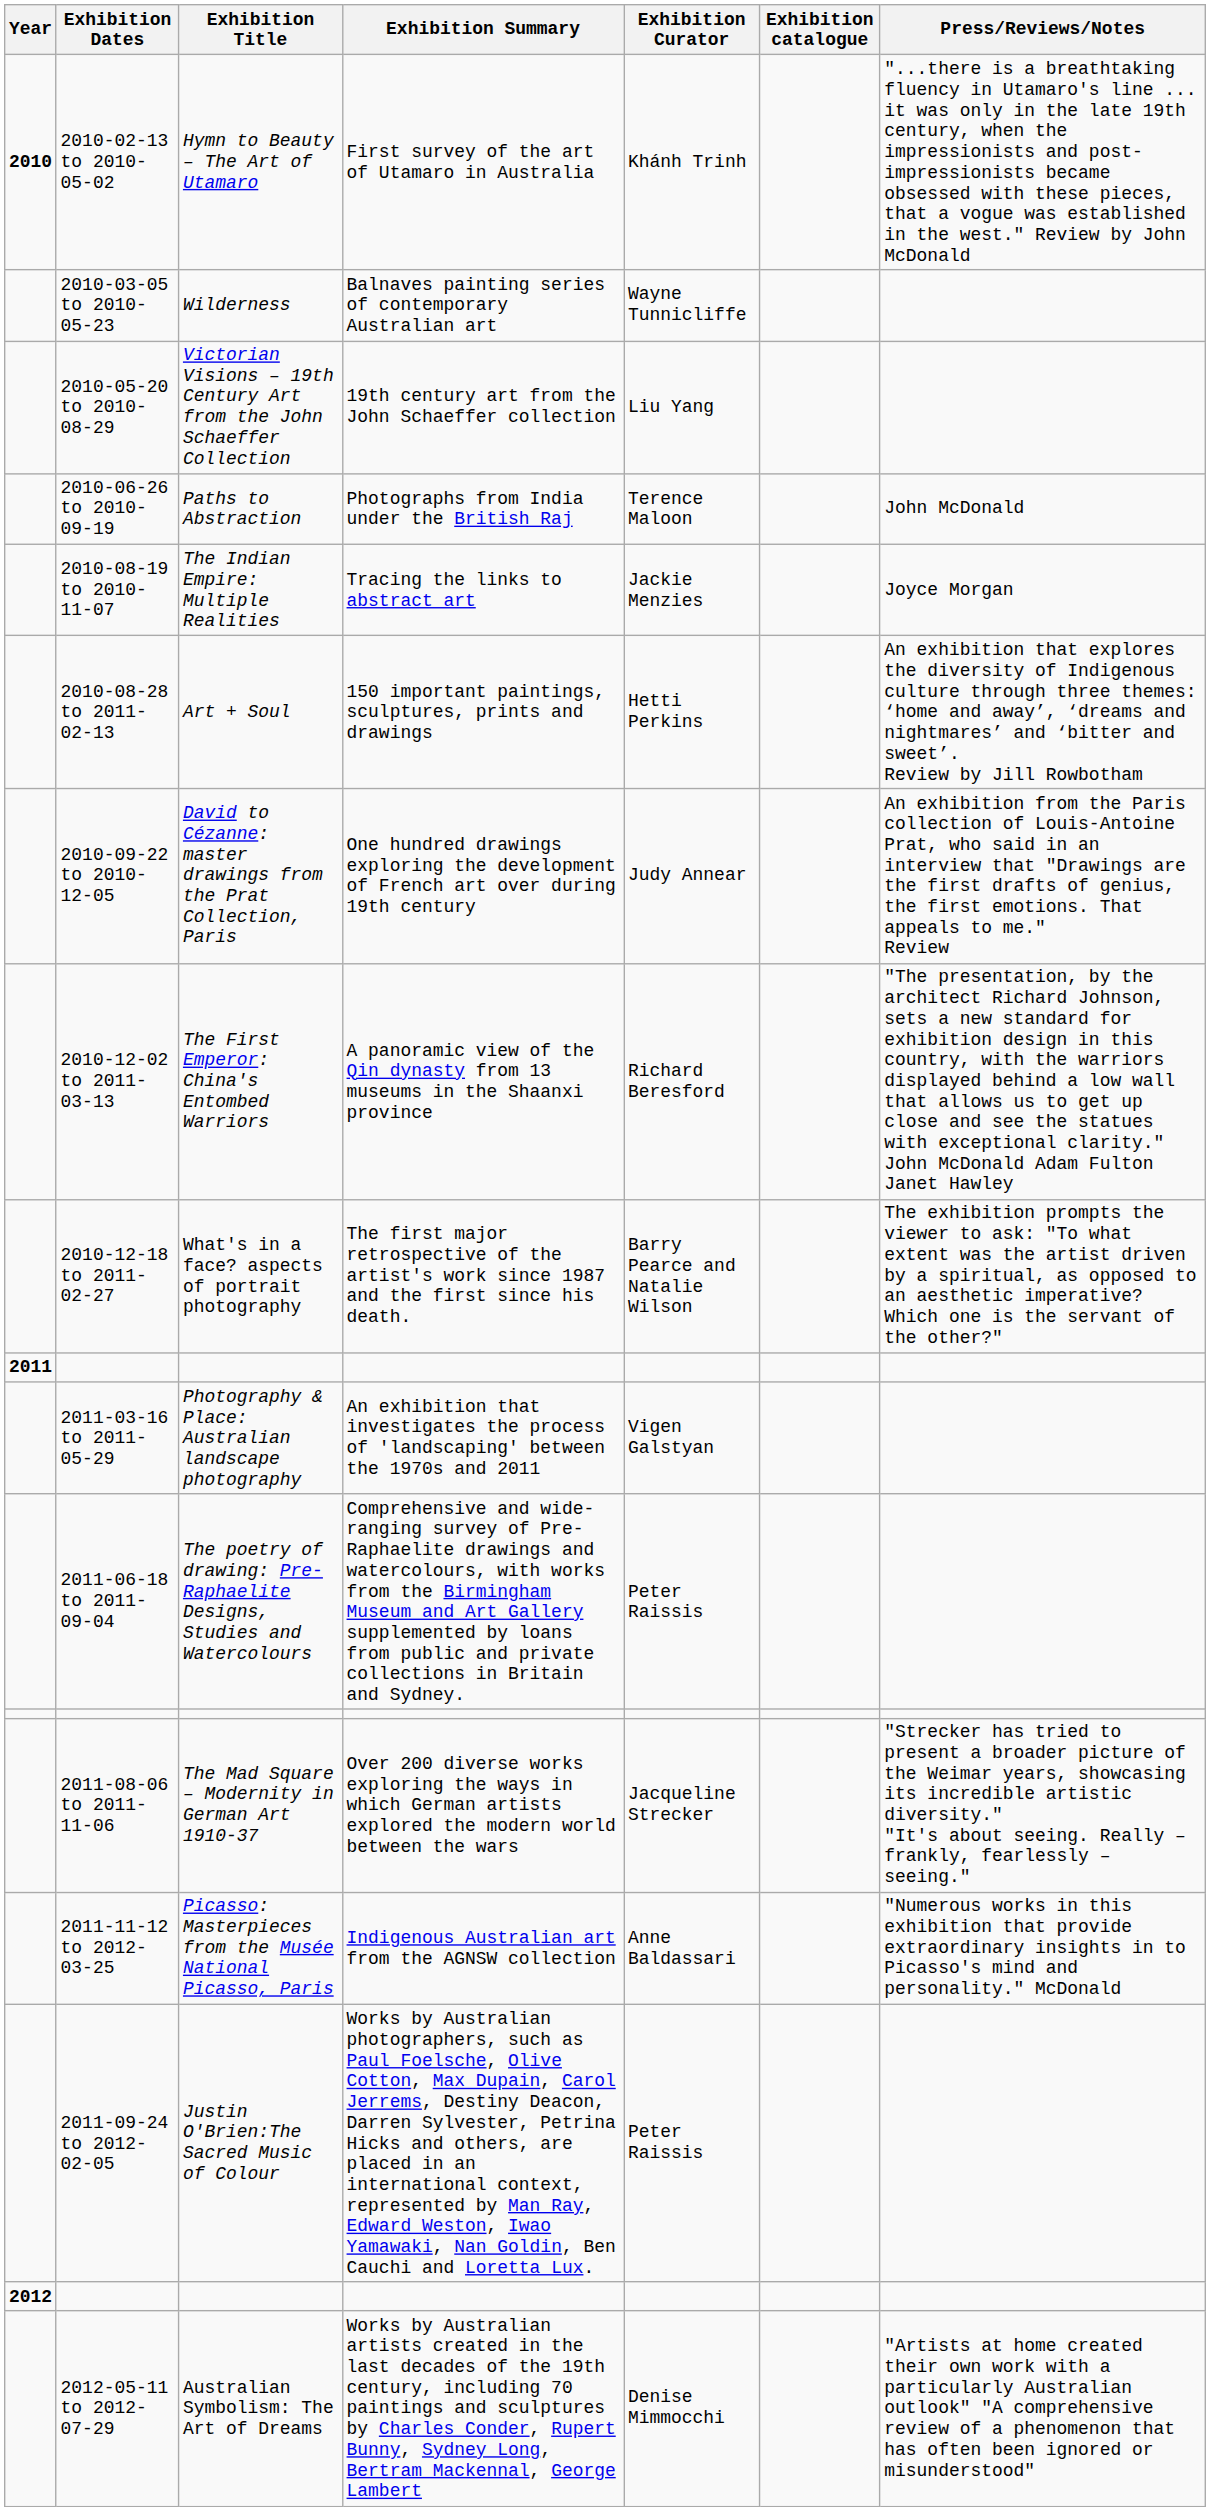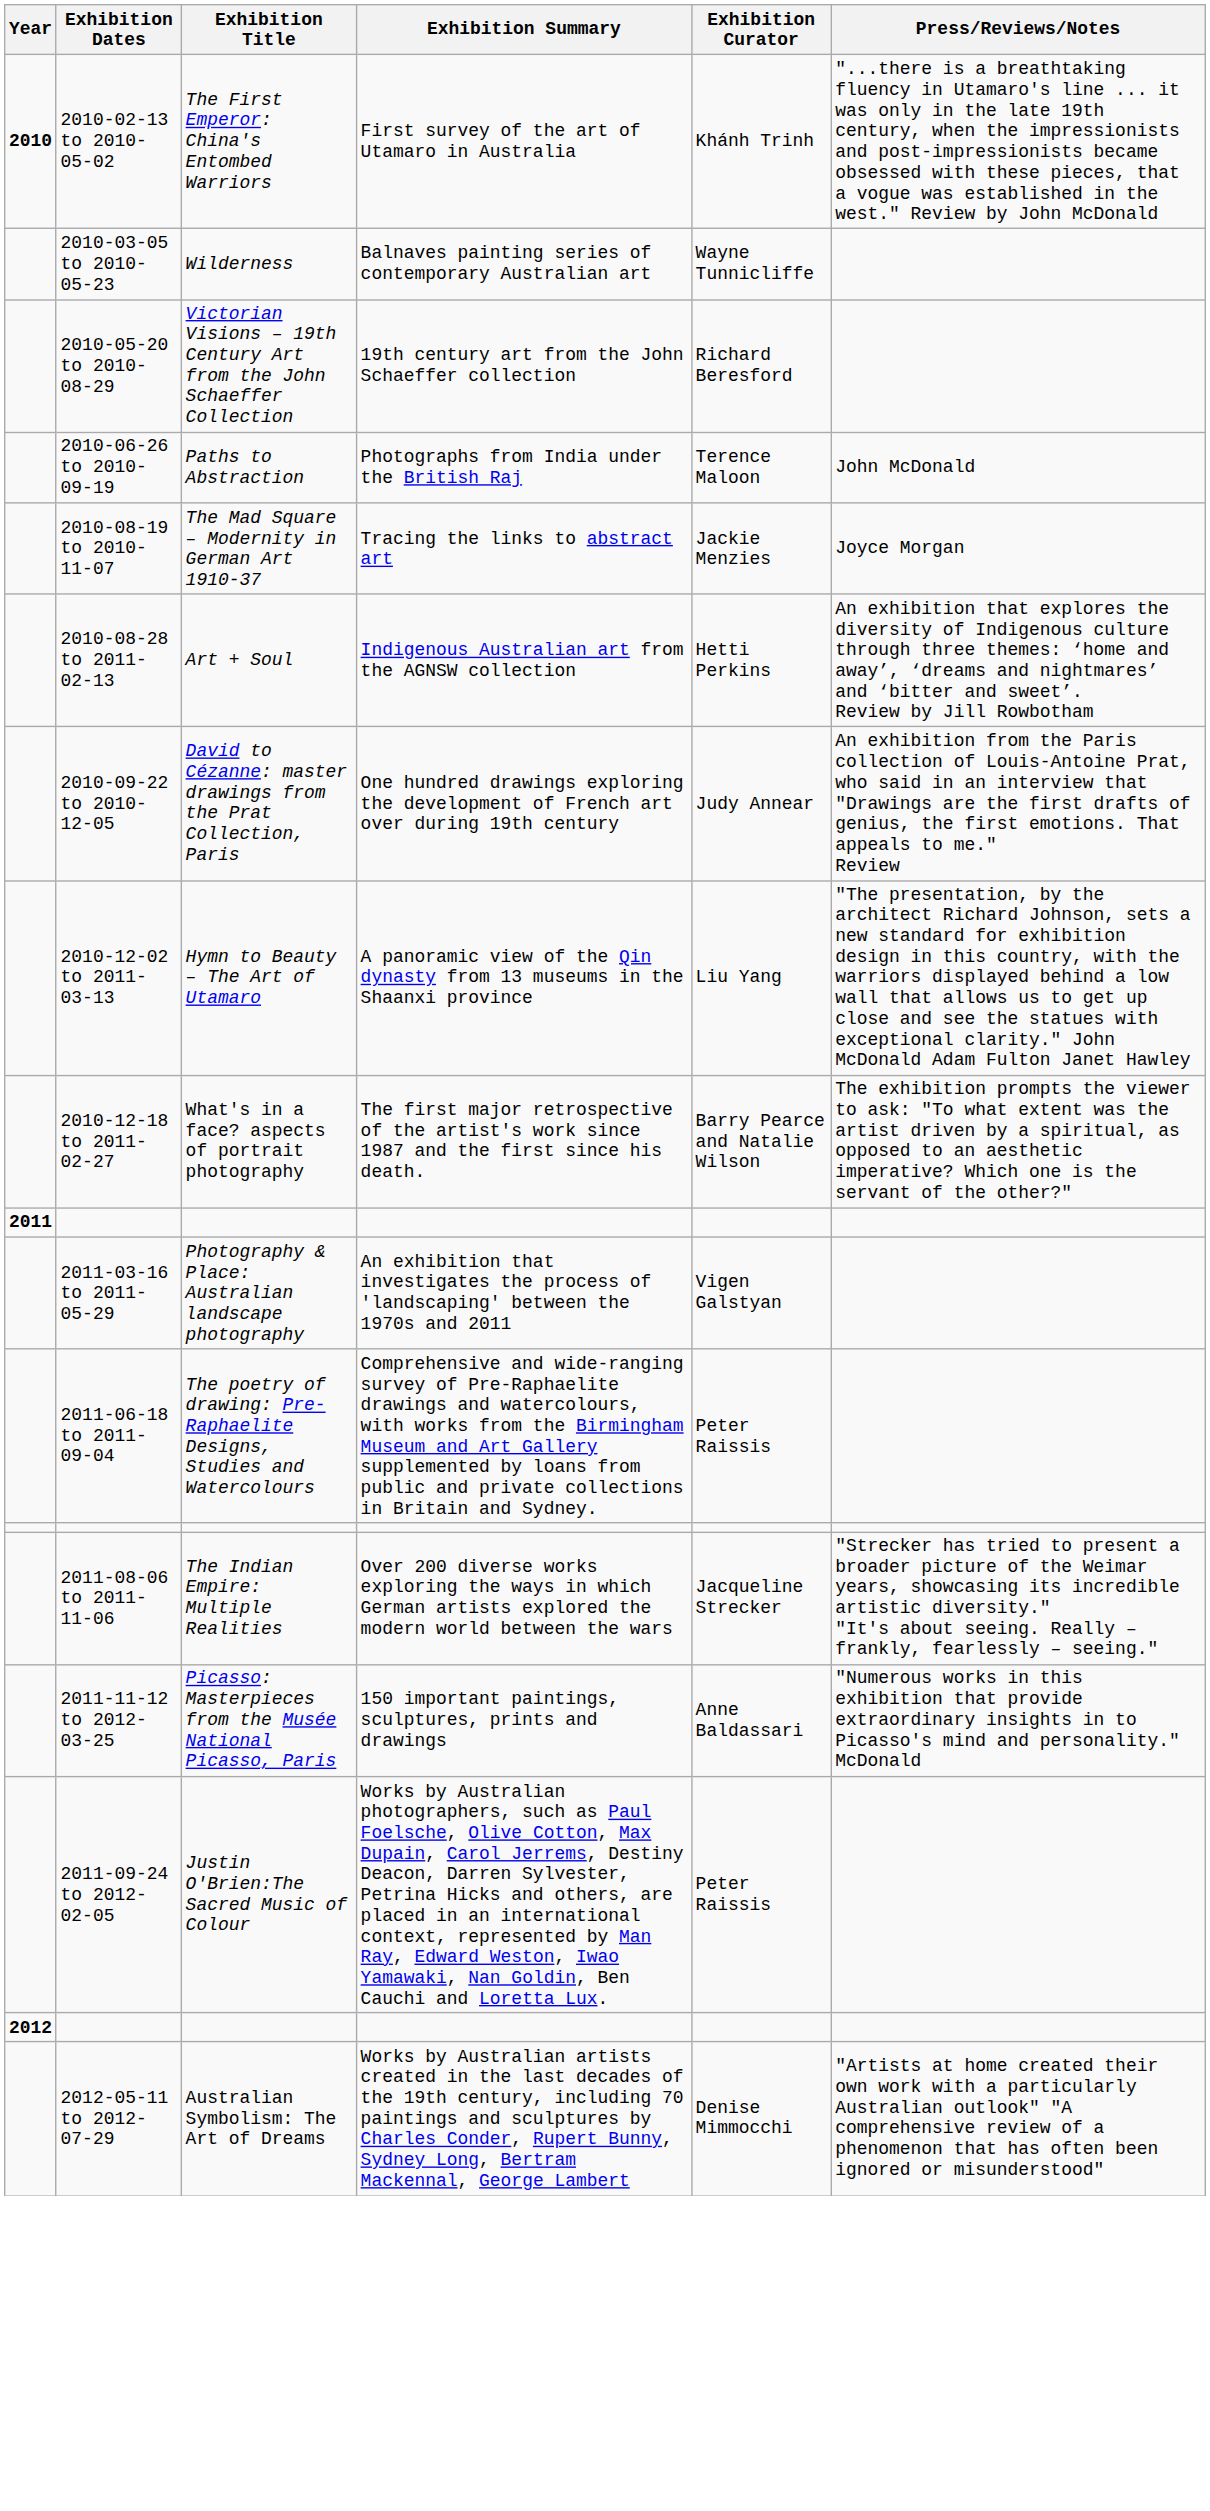- column: (820, 30)
(258, 162) Hymn to Beauty – The Art of Utamaro -> (234, 142) The First Emperor: China's Entombed Warriors
(671, 407) Liu Yang -> (744, 366) Richard Beresford
(237, 590) The Indian Empire: Multiple Realities -> (261, 548) The Mad Square – Modernity in German Art 1910-37
(476, 712) 150 important paintings, sculptures, prints and drawings -> (522, 660) Indigenous Australian art from the AGNSW collection
(231, 1081) The First Emperor: China's Entombed Warriors -> (261, 978) Hymn to Beauty – The Art of Utamaro
(676, 1081) Richard Beresford -> (739, 978) Liu Yang
(258, 1805) The Mad Square – Modernity in German Art 1910-37 -> (239, 1598) The Indian Empire: Multiple Realities
(481, 1948) Indigenous Australian art from the AGNSW collection -> (490, 1721) 150 important paintings, sculptures, prints and drawings
